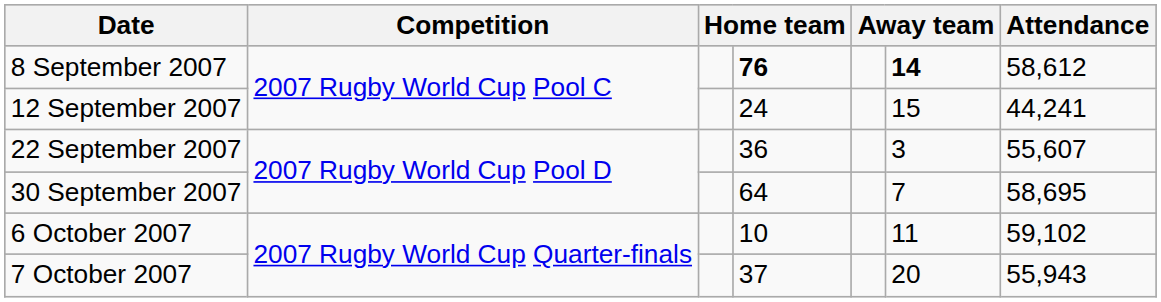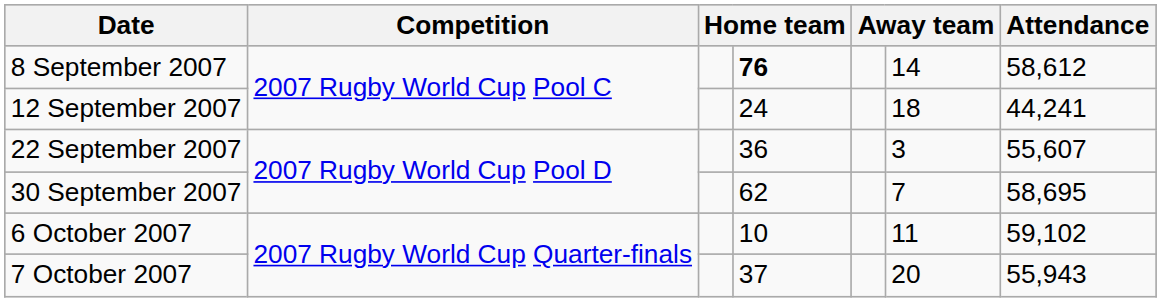(906, 66) bold -> (906, 66) normal
(906, 108) 15 -> (906, 108) 18
(753, 191) 64 -> (753, 191) 62
